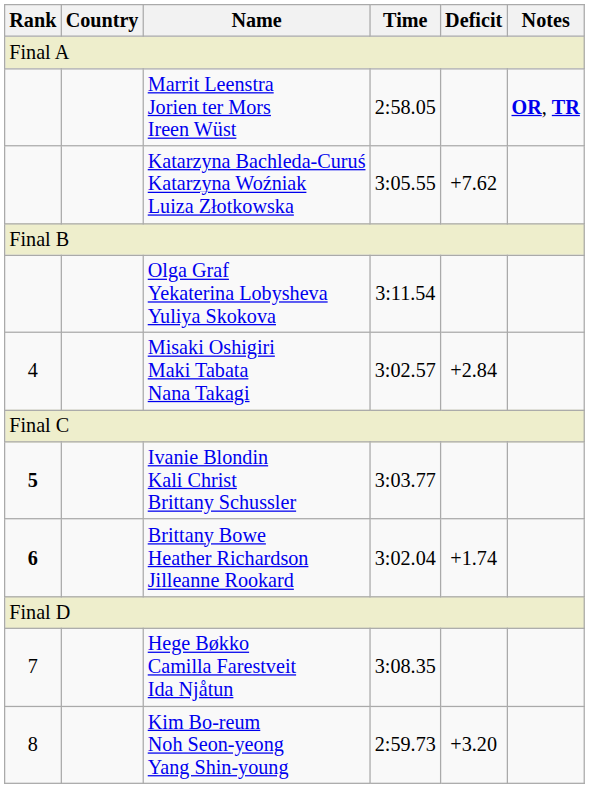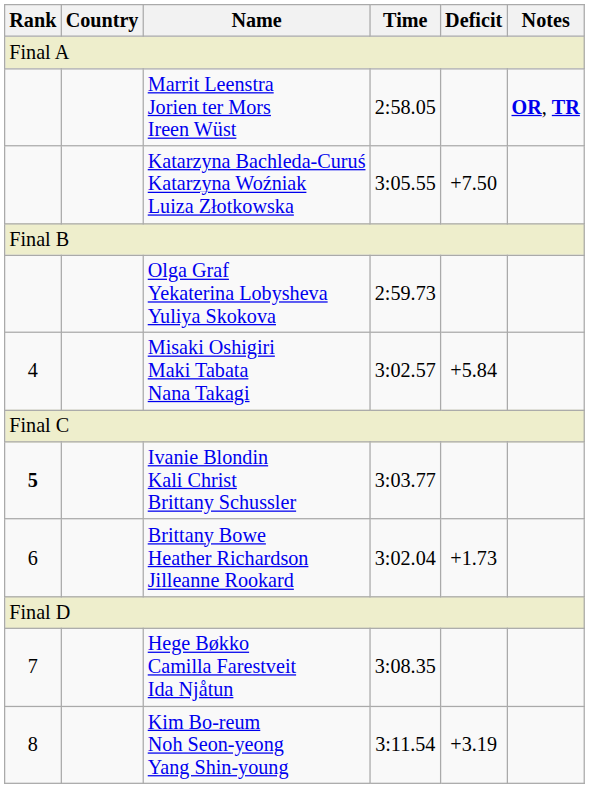(474, 184) +7.62 -> (474, 184) +7.50
(405, 293) 3:11.54 -> (405, 293) 2:59.73
(474, 371) +2.84 -> (474, 371) +5.84
(33, 557) bold -> (33, 557) normal
(474, 557) +1.74 -> (474, 557) +1.73
(405, 744) 2:59.73 -> (405, 744) 3:11.54
(474, 744) +3.20 -> (474, 744) +3.19
